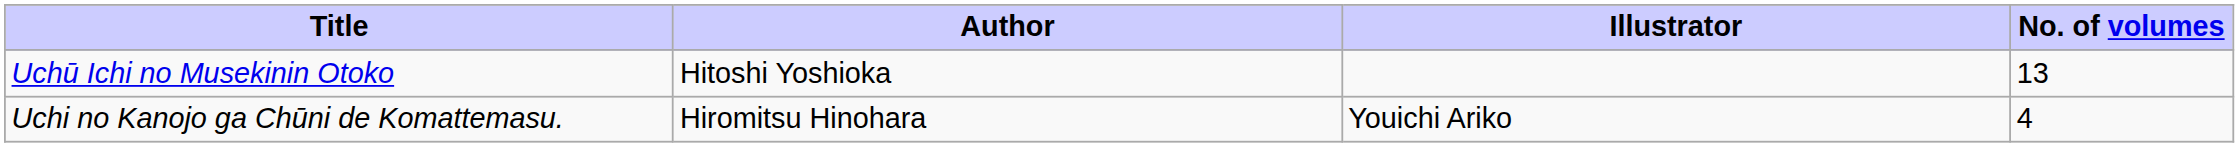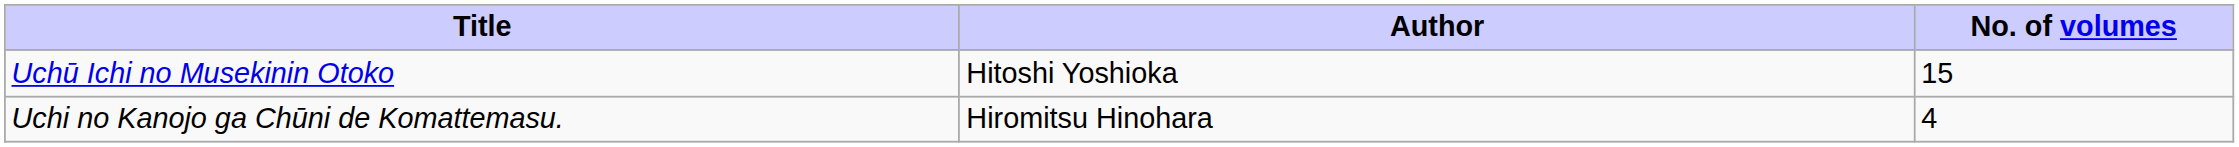- column: (1676, 27)
(2033, 73) 13 -> (1937, 73) 15
